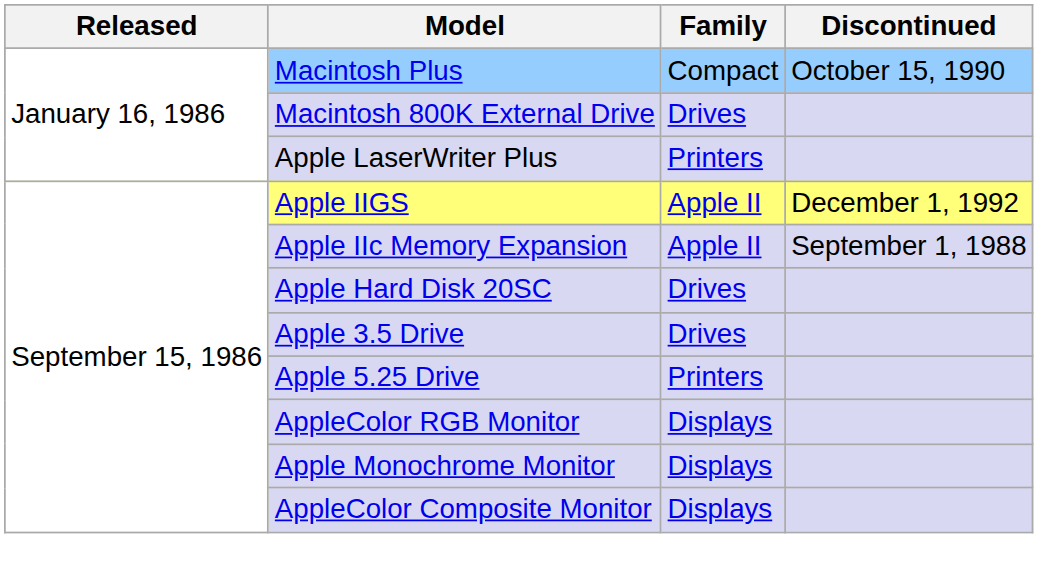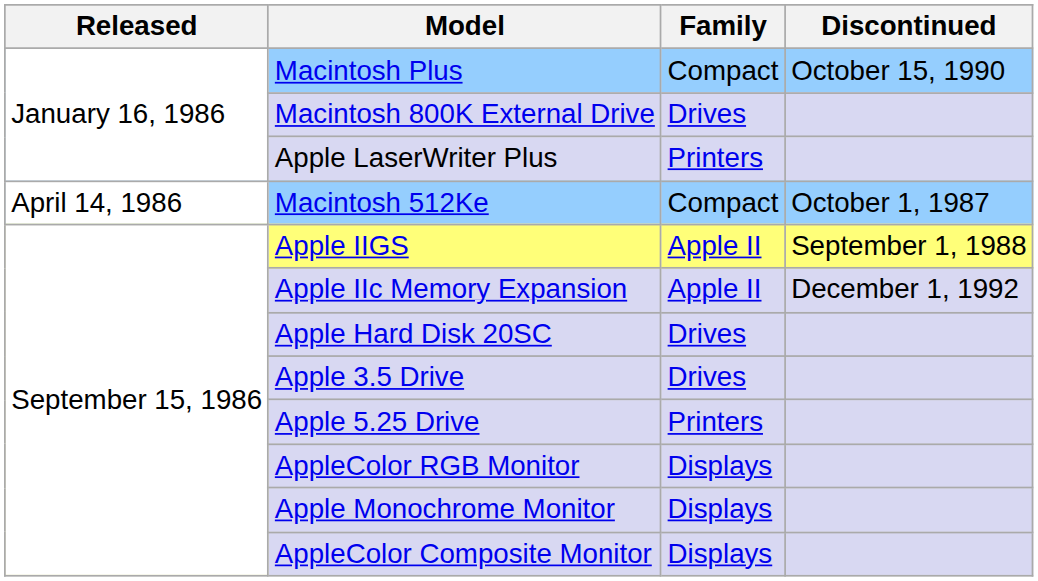+ row: (382, 202)
(905, 202) December 1, 1992 -> (909, 245) September 1, 1988
(909, 245) September 1, 1988 -> (905, 289) December 1, 1992
